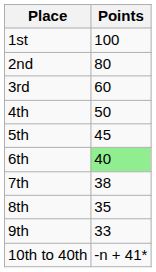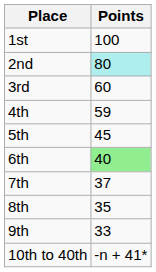(103, 64) no background -> (103, 64) paleturquoise background
(103, 111) 50 -> (103, 111) 59
(103, 183) 38 -> (103, 183) 37
